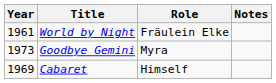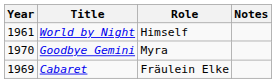(185, 32) Fräulein Elke -> (164, 32) Himself
(21, 51) 1973 -> (21, 51) 1970
(164, 69) Himself -> (185, 69) Fräulein Elke
